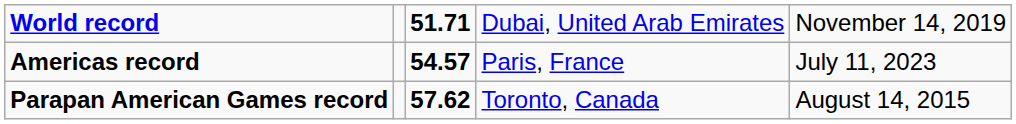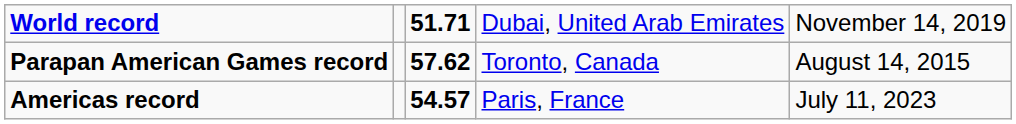rows swapped: (199, 99) <-> (105, 61)
